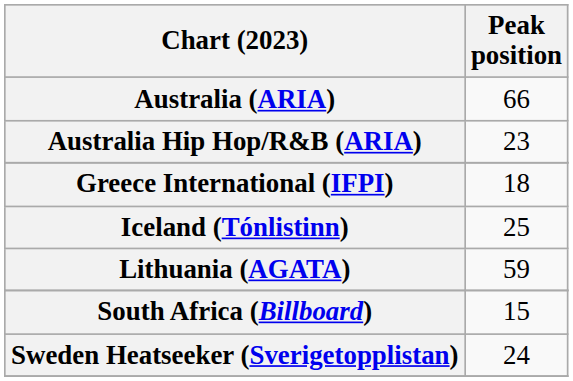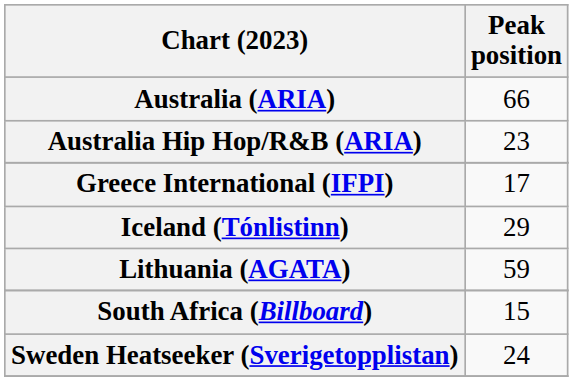(516, 183) 18 -> (516, 183) 17
(516, 226) 25 -> (516, 226) 29
